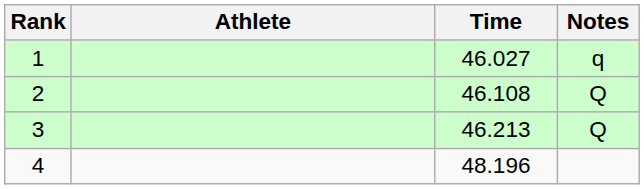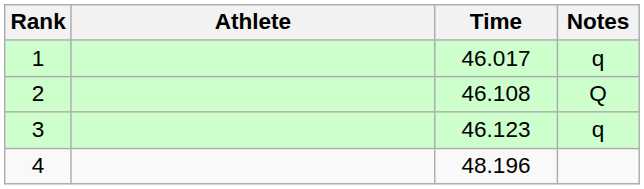(496, 58) 46.027 -> (496, 58) 46.017
(496, 129) 46.213 -> (496, 129) 46.123
(598, 129) Q -> (598, 129) q
